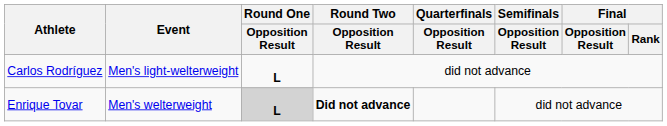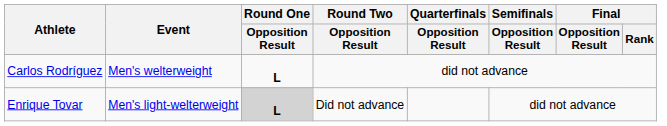(173, 72) Men's light-welterweight -> (160, 72) Men's welterweight
(160, 105) Men's welterweight -> (173, 105) Men's light-welterweight
(363, 105) bold -> (360, 105) normal
